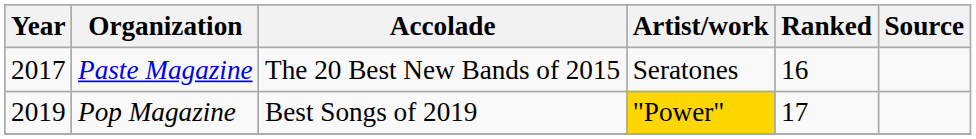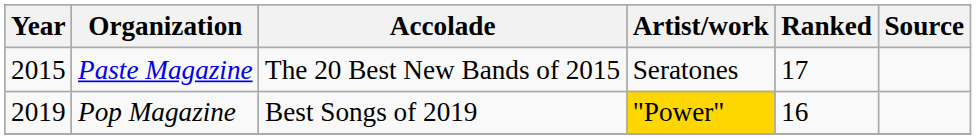(38, 69) 2017 -> (38, 69) 2015
(795, 69) 16 -> (795, 69) 17
(795, 112) 17 -> (795, 112) 16
